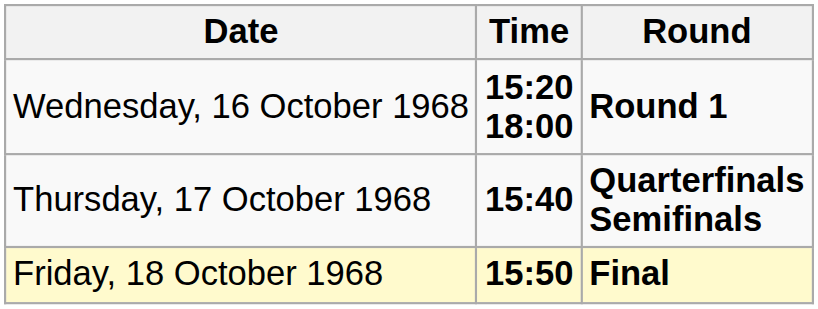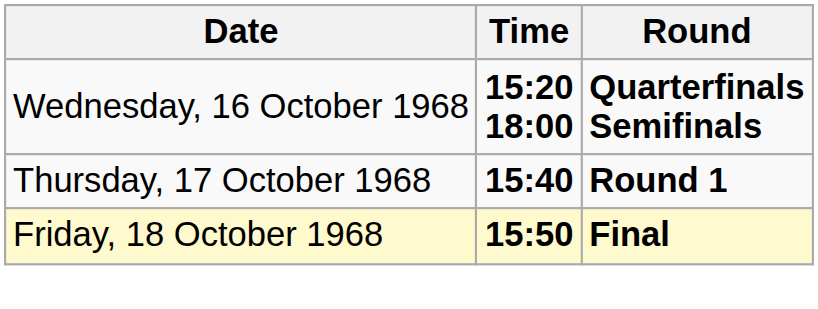(658, 106) Round 1 -> (697, 106) Quarterfinals Semifinals
(697, 199) Quarterfinals Semifinals -> (658, 180) Round 1
